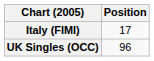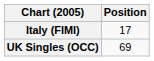(125, 47) 96 -> (125, 47) 69
